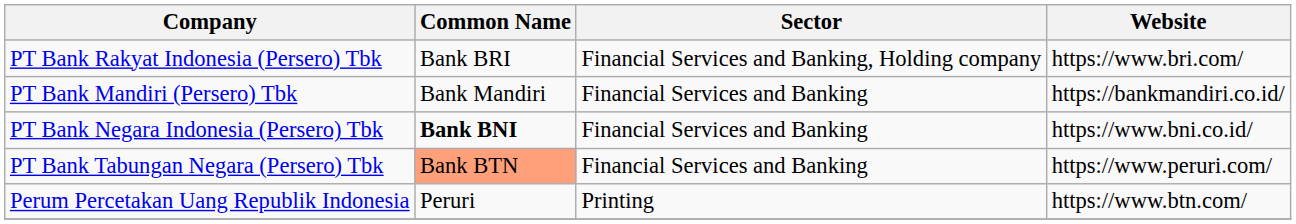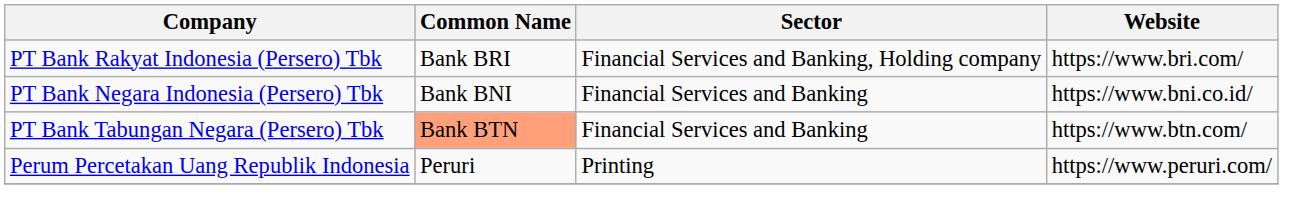- row: (154, 93)
(469, 129) bold -> (466, 93) normal
(1162, 165) https://www.peruri.com/ -> (1149, 129) https://www.btn.com/
(1149, 201) https://www.btn.com/ -> (1162, 165) https://www.peruri.com/
